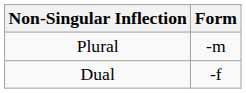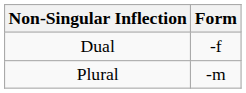rows swapped: (98, 74) <-> (98, 46)
